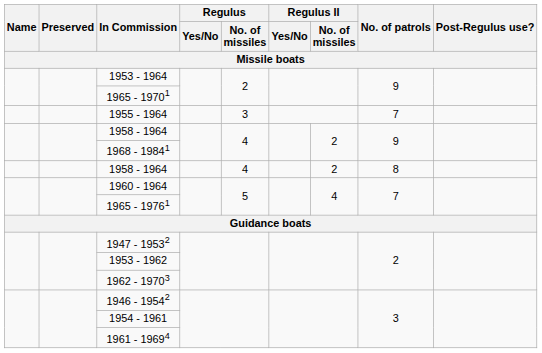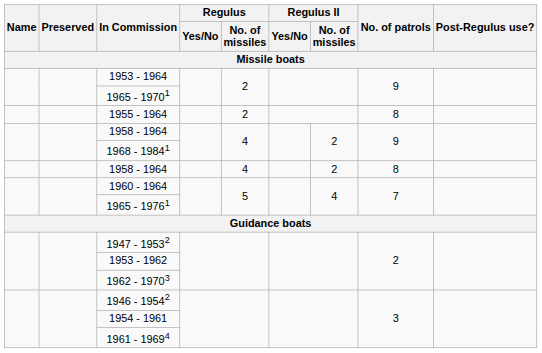(245, 114) 3 -> (245, 114) 2
(396, 114) 7 -> (396, 114) 8
